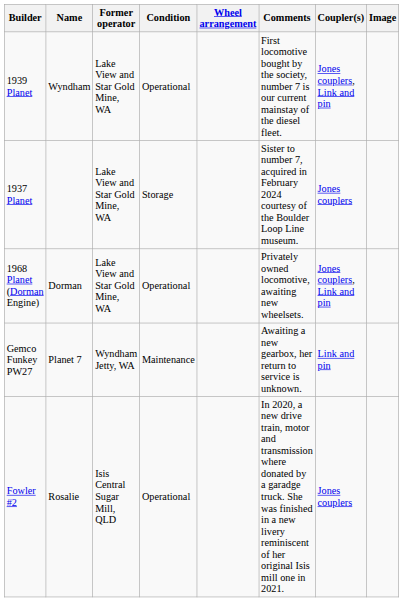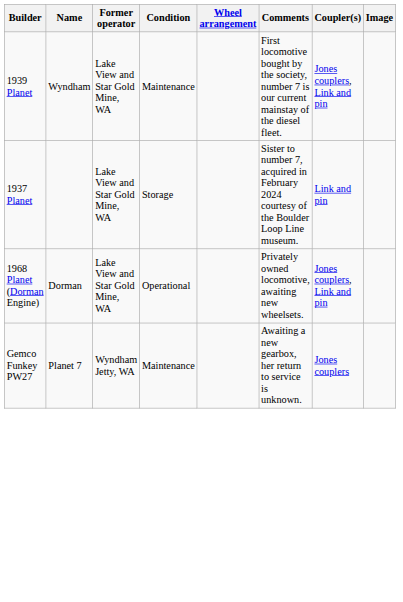(166, 86) Operational -> (168, 86) Maintenance
(335, 194) Jones couplers -> (333, 194) Link and pin
(336, 359) Link and pin -> (332, 365) Jones couplers
- row: (21, 497)
